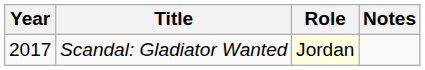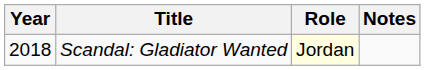(30, 49) 2017 -> (30, 49) 2018
